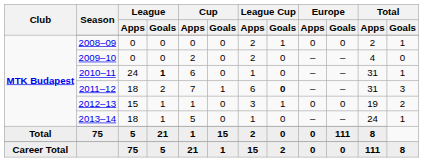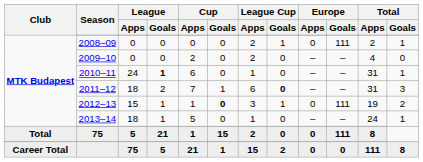(343, 43) 0 -> (343, 43) 111
(223, 104) normal -> (223, 104) bold
(343, 104) 0 -> (343, 104) 111
